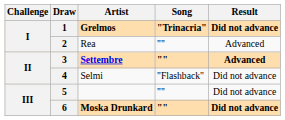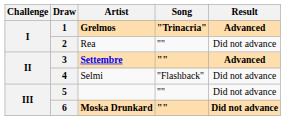(245, 28) Did not advance -> (245, 28) Advanced
(245, 44) Advanced -> (245, 44) Did not advance
